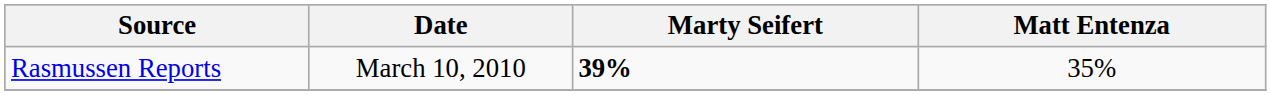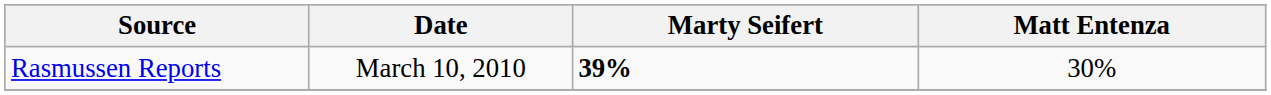(1092, 68) 35% -> (1092, 68) 30%
